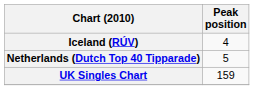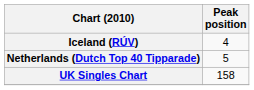(226, 76) 159 -> (226, 76) 158
